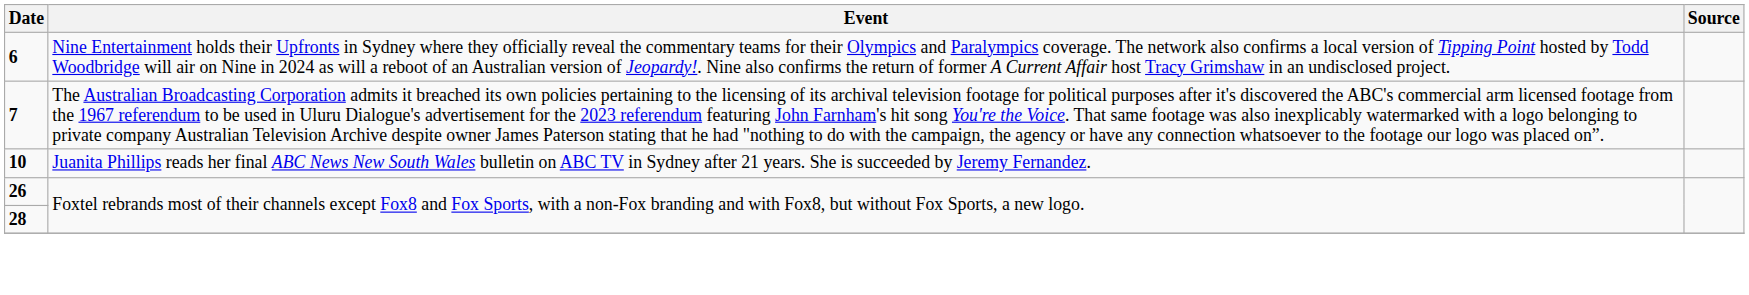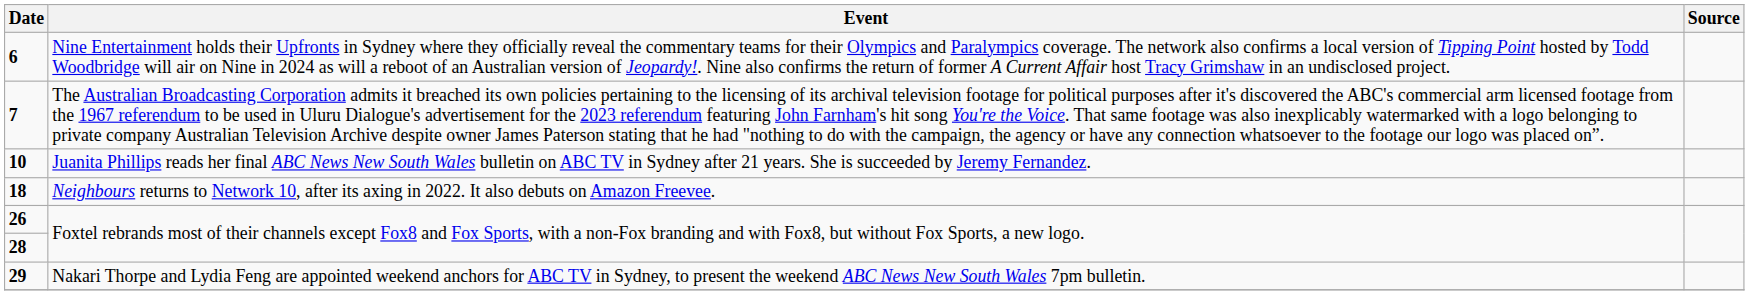+ row: (18, 191)
+ row: (18, 275)
